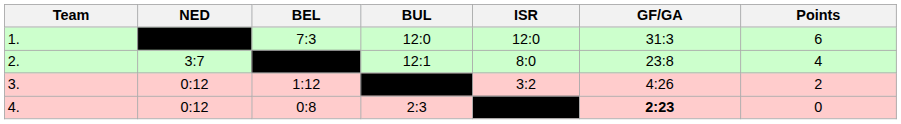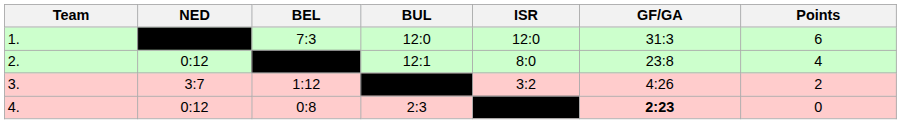(195, 61) 3:7 -> (195, 61) 0:12
(195, 84) 0:12 -> (195, 84) 3:7
